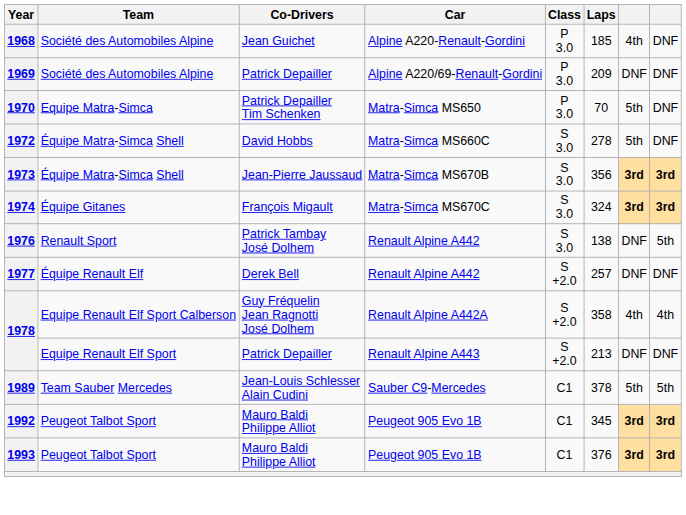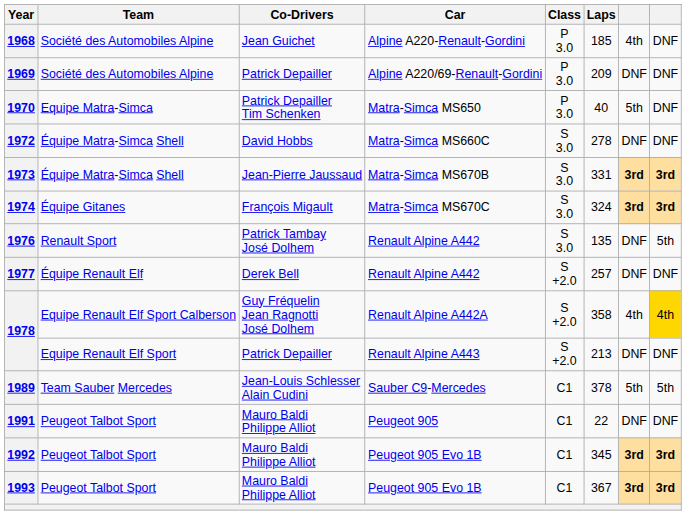(601, 108) 70 -> (601, 108) 40
(634, 141) 5th -> (634, 141) DNF
(601, 174) 356 -> (601, 174) 331
(601, 241) 138 -> (601, 241) 135
(665, 315) no background -> (665, 315) gold background
+ row: (21, 421)
(601, 455) 376 -> (601, 488) 367
